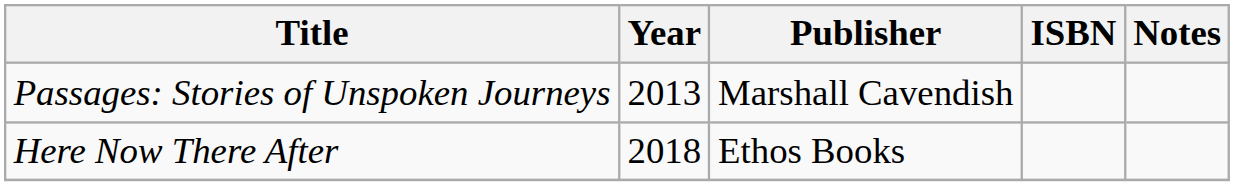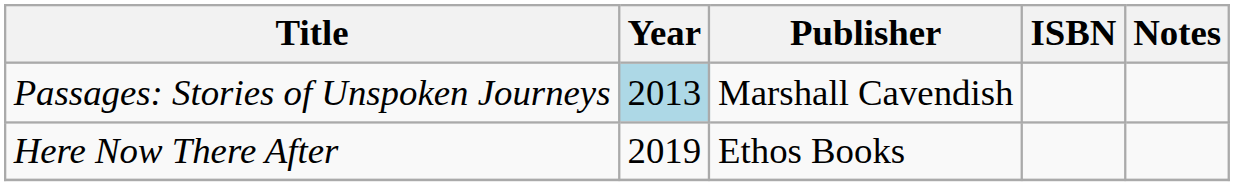(664, 92) no background -> (664, 92) lightblue background
(664, 150) 2018 -> (664, 150) 2019
